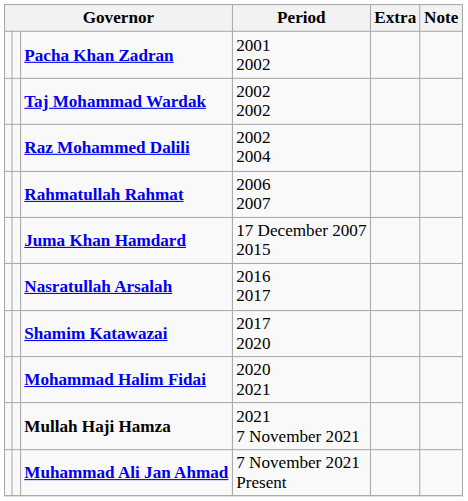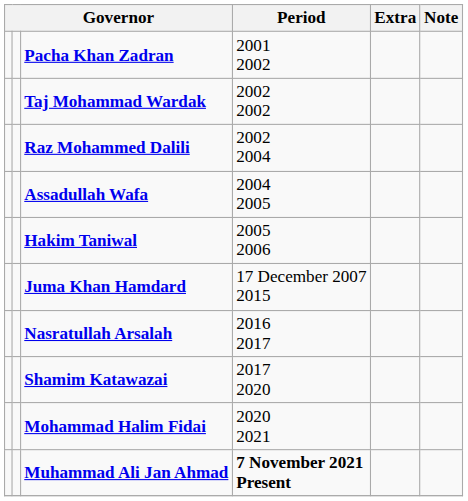+ row: (86, 194)
+ row: (81, 240)
- row: (104, 194)
- row: (97, 426)
(298, 472) normal -> (300, 472) bold
